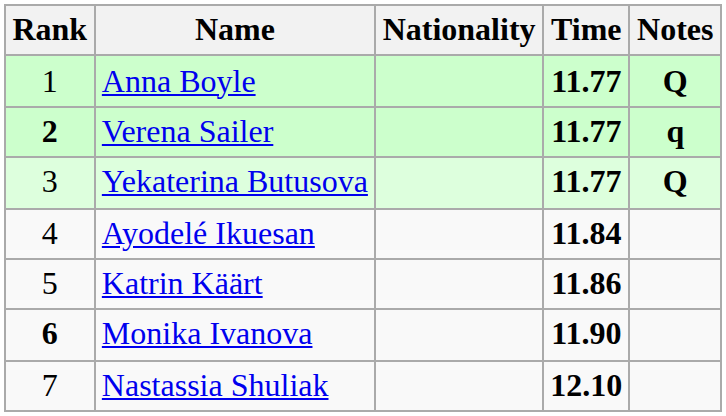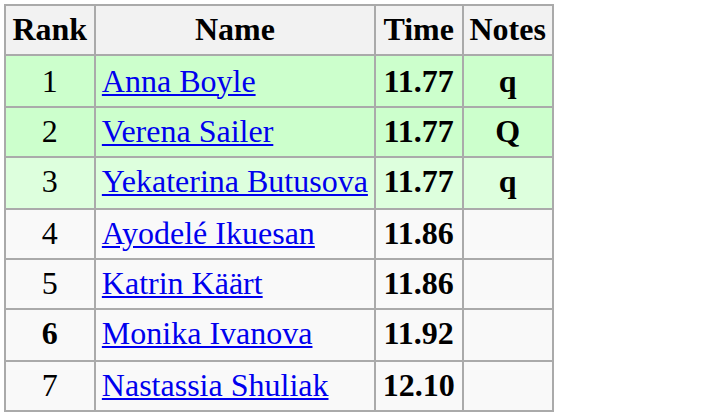- column: (459, 29)
(675, 80) Q -> (508, 80) q
(50, 131) bold -> (50, 131) normal
(675, 131) q -> (508, 131) Q
(675, 182) Q -> (508, 182) q
(586, 232) 11.84 -> (419, 232) 11.86
(586, 334) 11.90 -> (419, 334) 11.92
